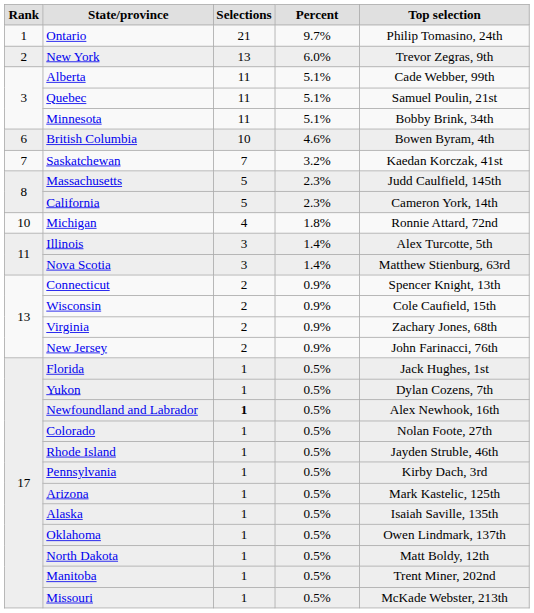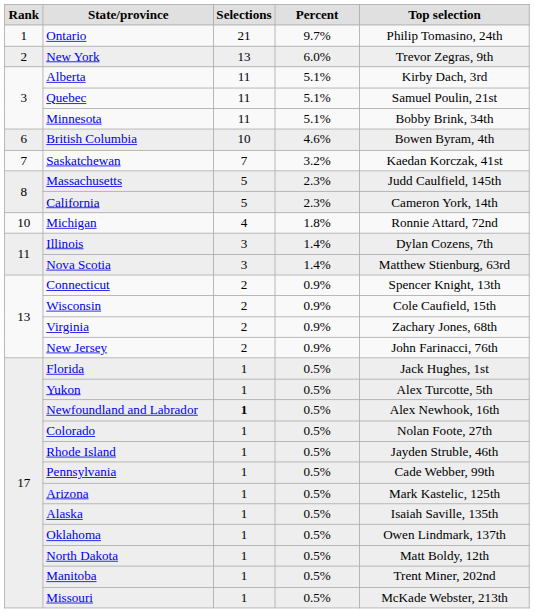(445, 77) Cade Webber, 99th -> (445, 77) Kirby Dach, 3rd
(445, 243) Alex Turcotte, 5th -> (445, 243) Dylan Cozens, 7th
(445, 389) Dylan Cozens, 7th -> (445, 389) Alex Turcotte, 5th
(445, 472) Kirby Dach, 3rd -> (445, 472) Cade Webber, 99th
